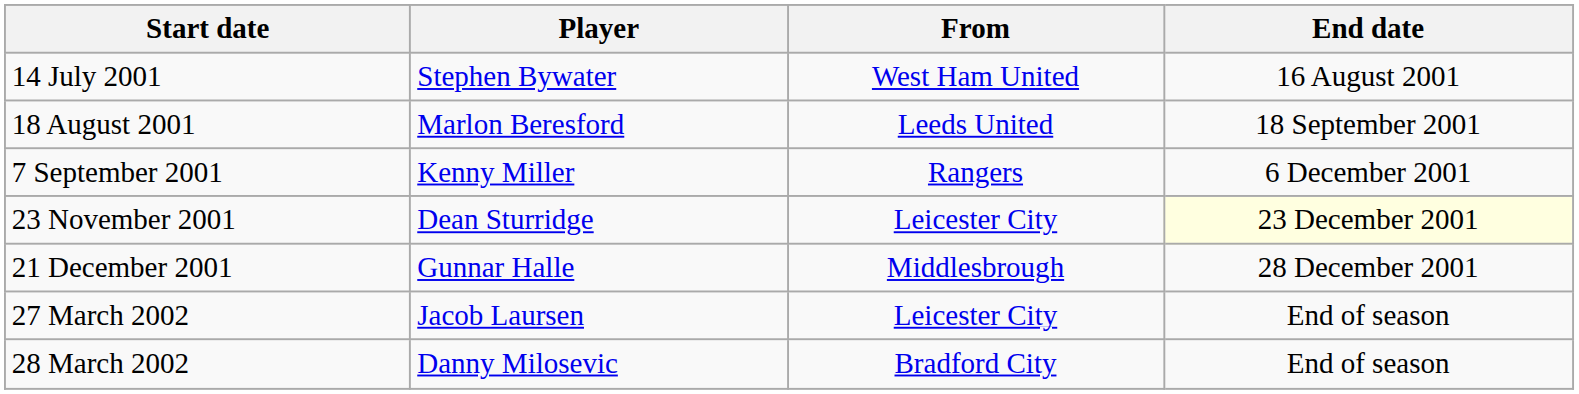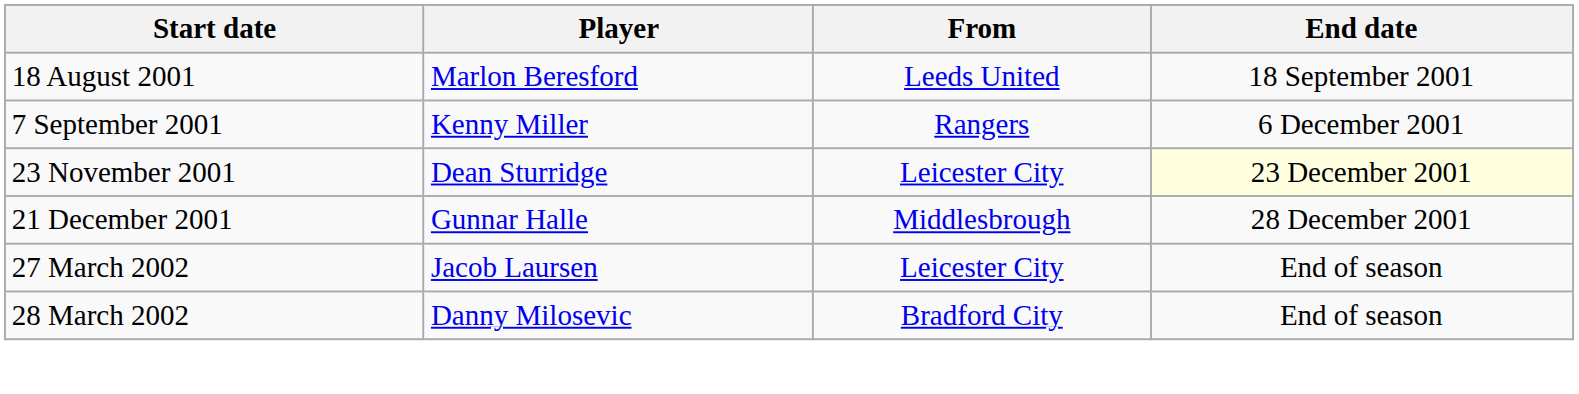- row: (87, 76)
